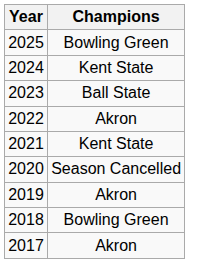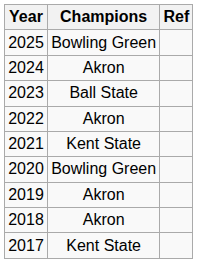+ column: (176, 17)
(116, 67) Kent State -> (104, 67) Akron
(116, 169) Season Cancelled -> (104, 169) Bowling Green
(116, 220) Bowling Green -> (104, 220) Akron
(116, 245) Akron -> (104, 245) Kent State
